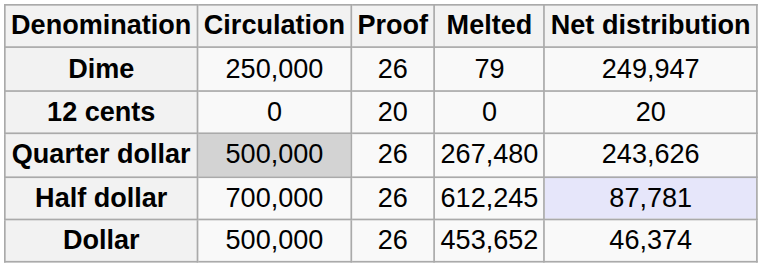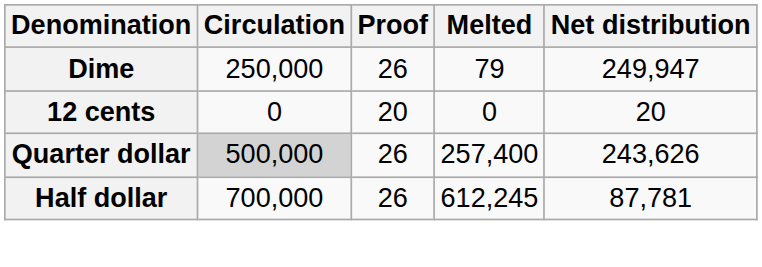(489, 154) 267,480 -> (489, 154) 257,400
(651, 197) lavender background -> (651, 197) no background
- row: (101, 240)
